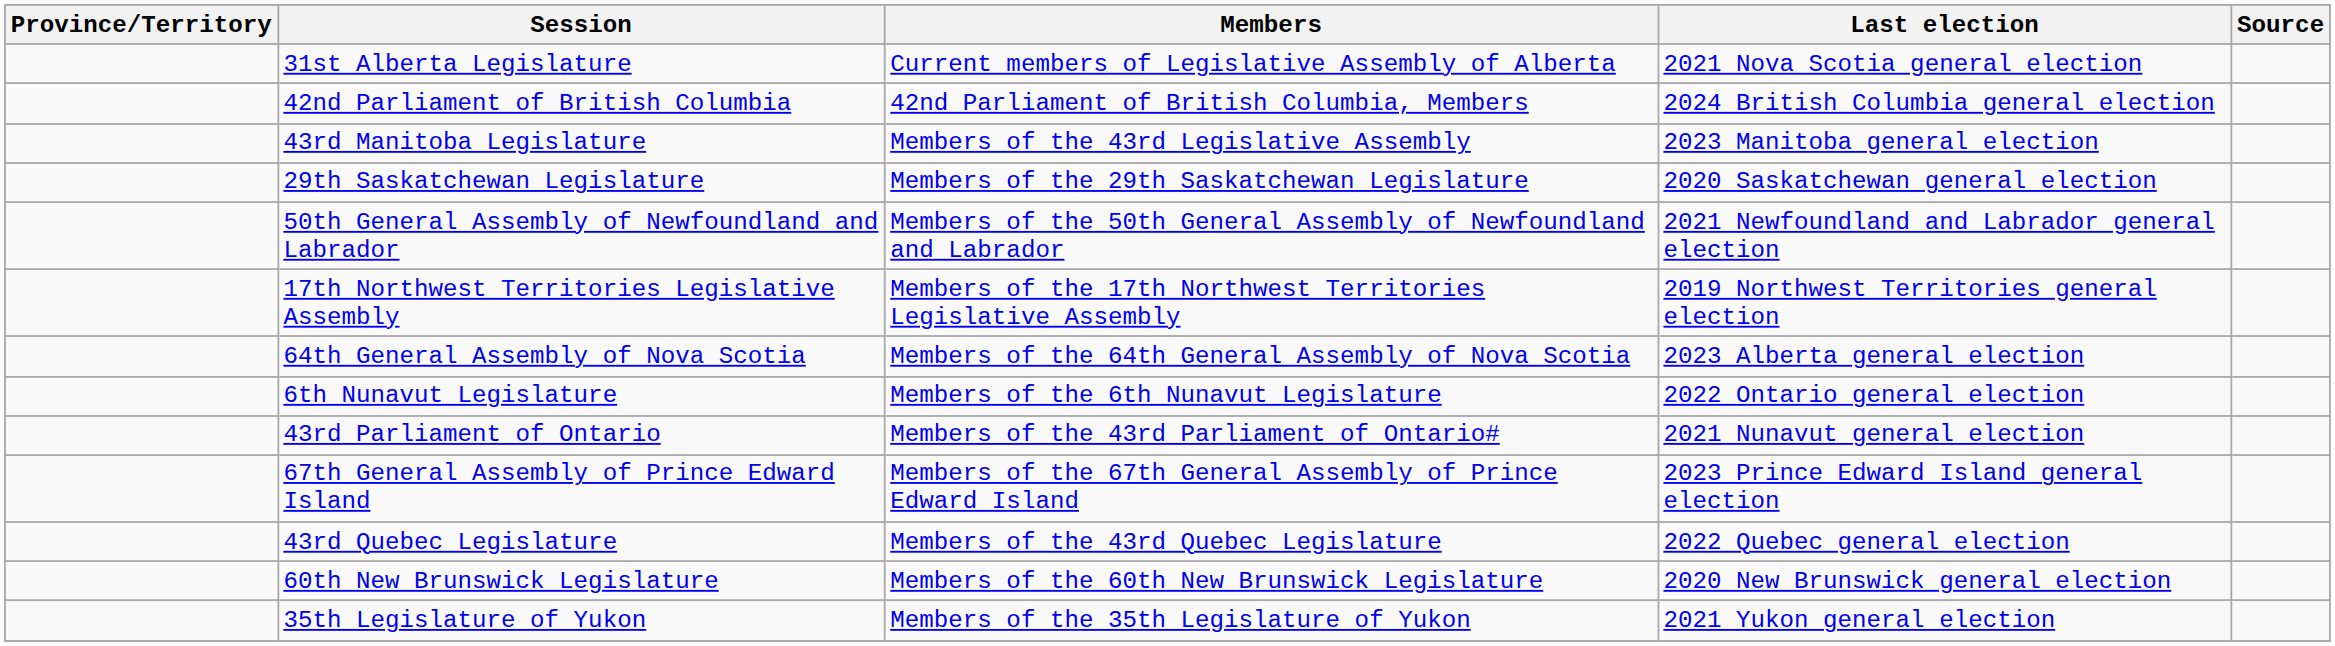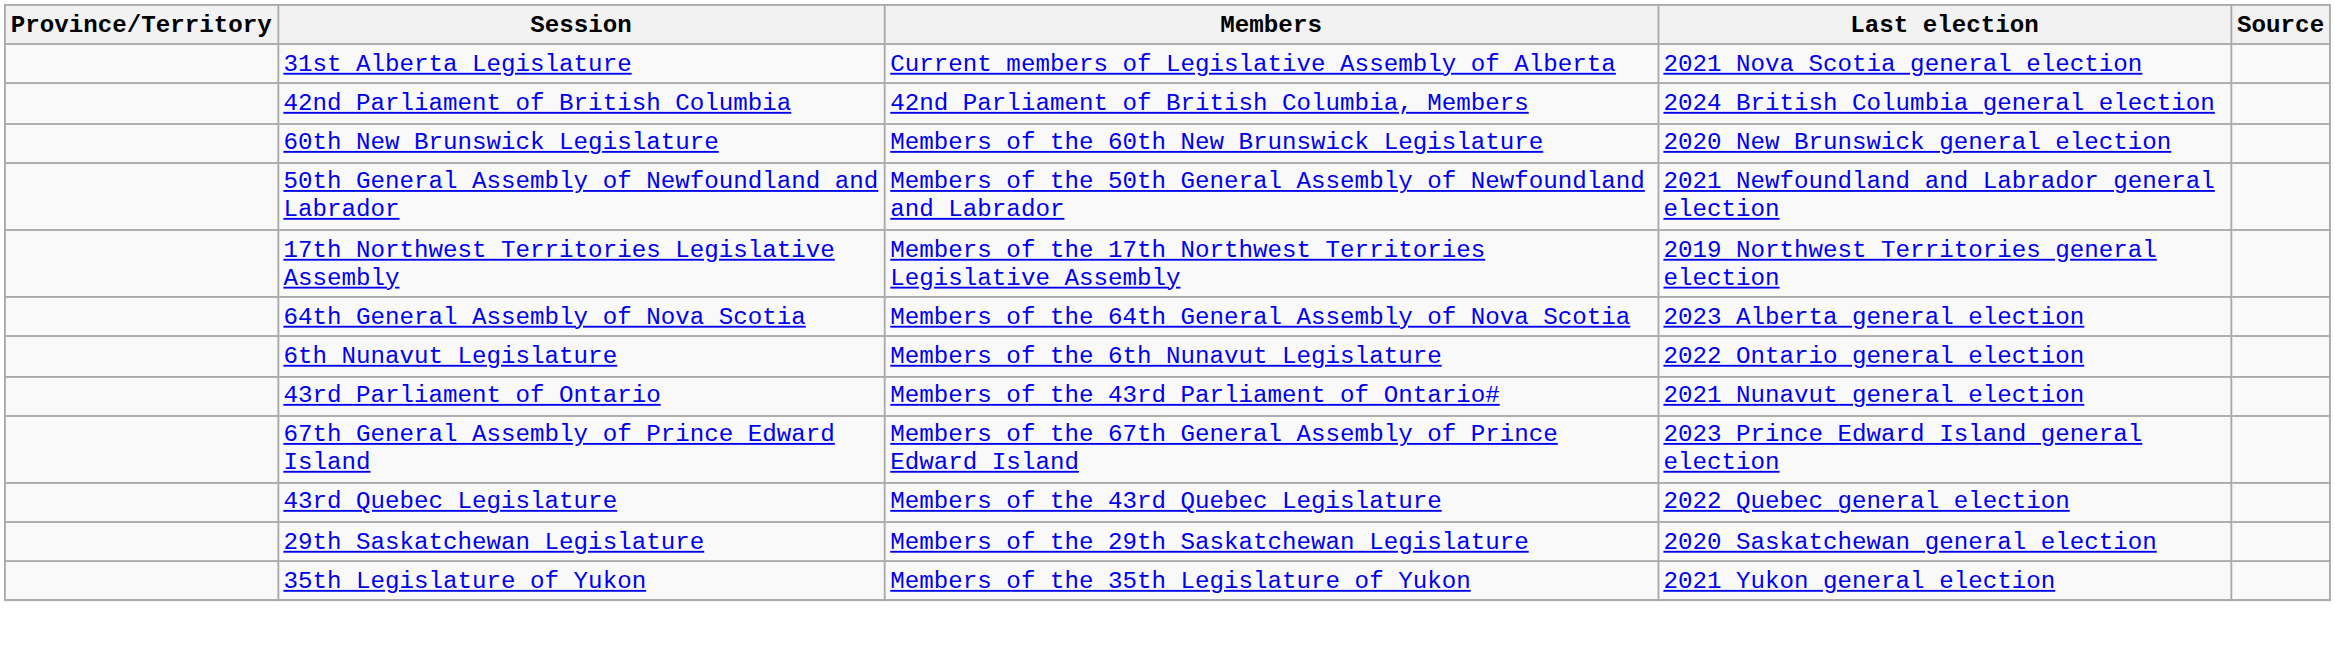- row: (465, 143)
rows swapped: (501, 581) <-> (494, 182)
